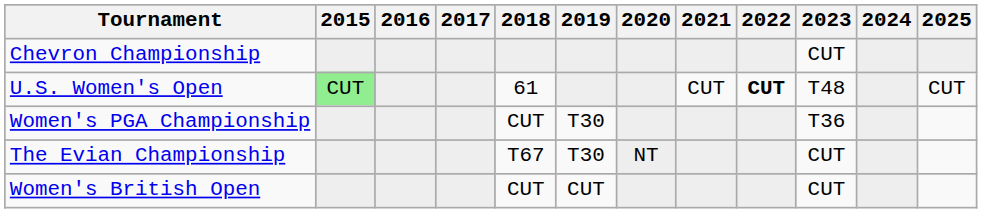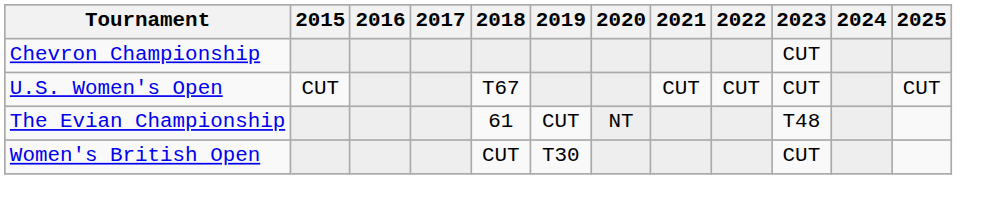(345, 89) lightgreen background -> (320, 89) no background
(526, 89) 61 -> (501, 89) T67
(766, 89) bold -> (741, 89) normal
(826, 89) T48 -> (801, 89) CUT
- row: (160, 123)
(526, 157) T67 -> (501, 123) 61
(586, 157) T30 -> (561, 123) CUT
(826, 157) CUT -> (801, 123) T48
(586, 191) CUT -> (561, 157) T30
